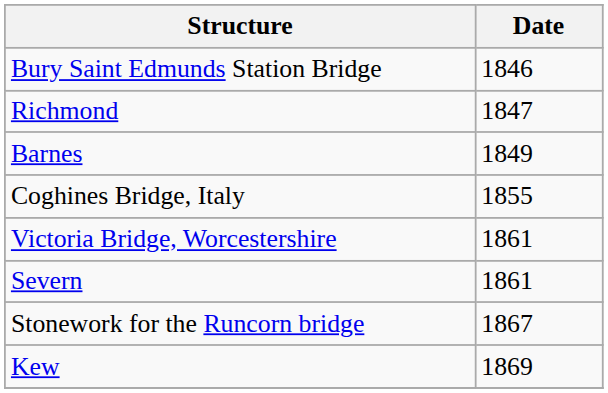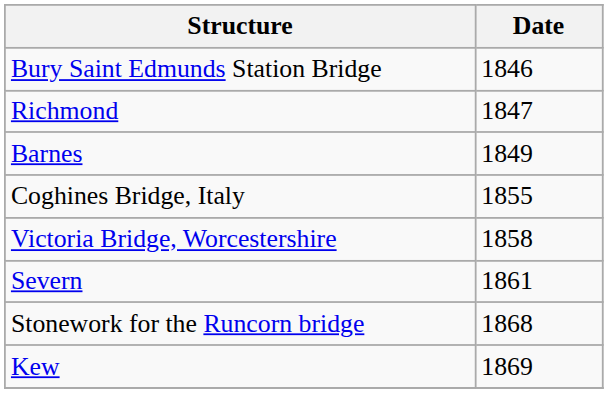(507, 238) 1861 -> (507, 238) 1858
(507, 323) 1867 -> (507, 323) 1868
